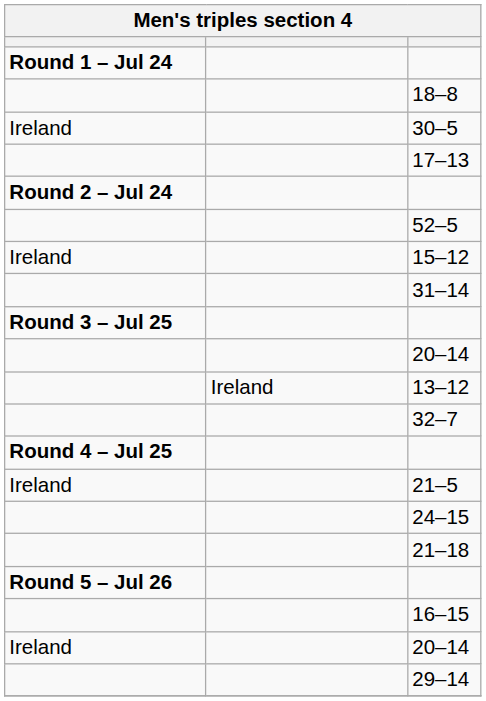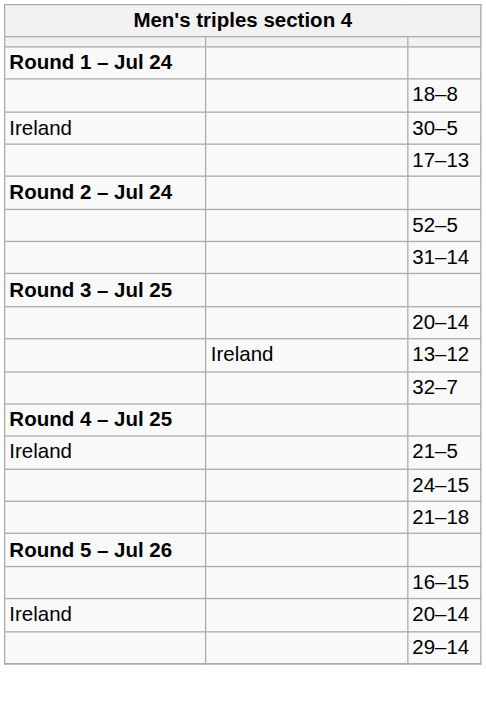- row: (41, 257)
